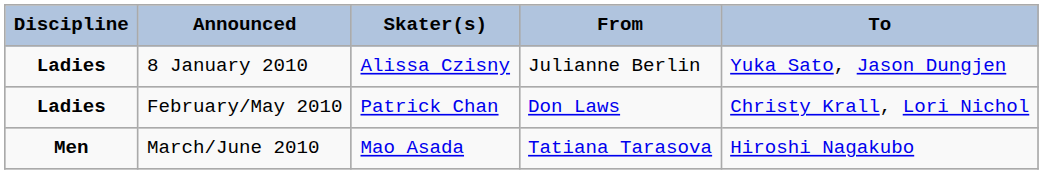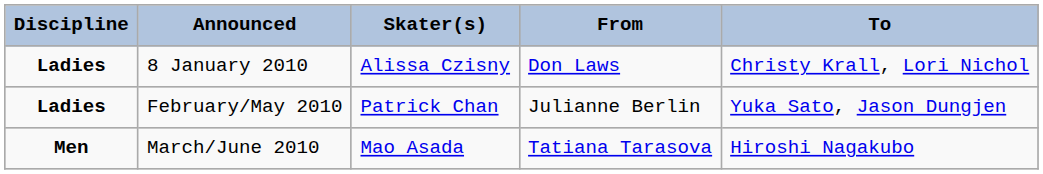(614, 66) Julianne Berlin -> (574, 66) Don Laws
(868, 66) Yuka Sato, Jason Dungjen -> (880, 66) Christy Krall, Lori Nichol
(574, 107) Don Laws -> (614, 107) Julianne Berlin
(880, 107) Christy Krall, Lori Nichol -> (868, 107) Yuka Sato, Jason Dungjen
